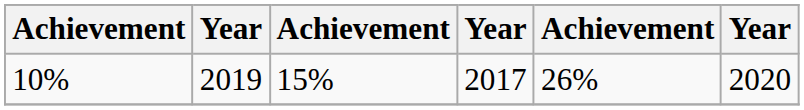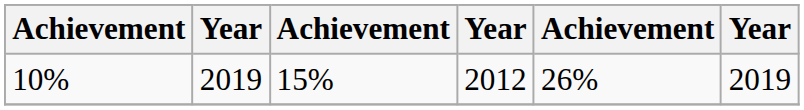(495, 78) 2017 -> (495, 78) 2012
(760, 78) 2020 -> (760, 78) 2019
